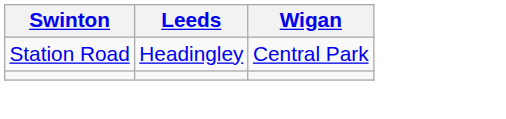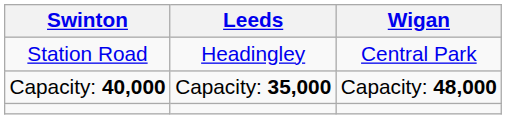+ row: (87, 86)
